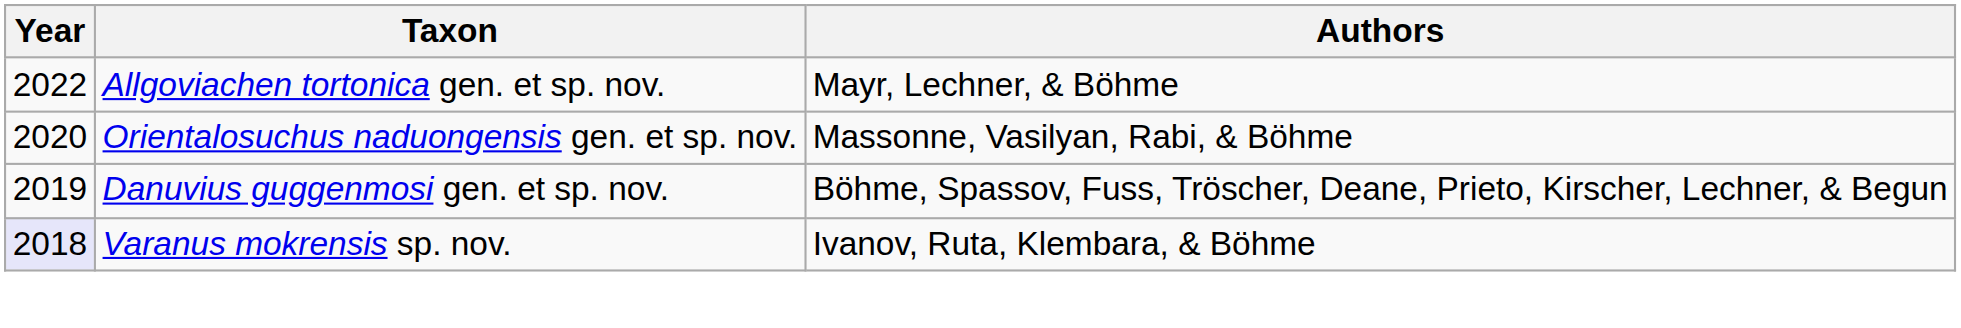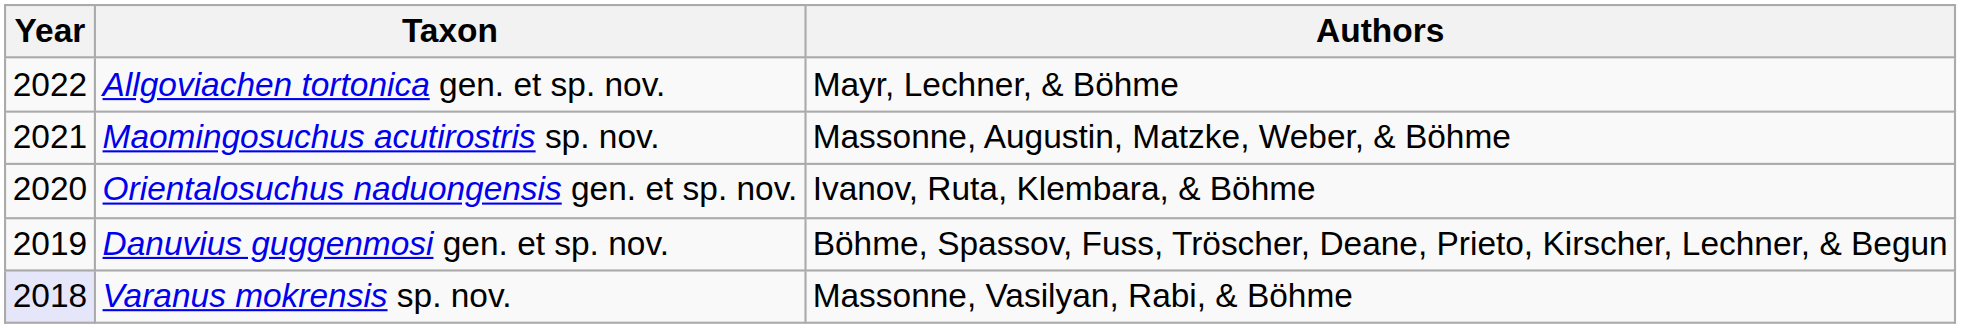+ row: (381, 137)
(1083, 137) Massonne, Vasilyan, Rabi, & Böhme -> (1064, 190) Ivanov, Ruta, Klembara, & Böhme
(1064, 243) Ivanov, Ruta, Klembara, & Böhme -> (1083, 296) Massonne, Vasilyan, Rabi, & Böhme
